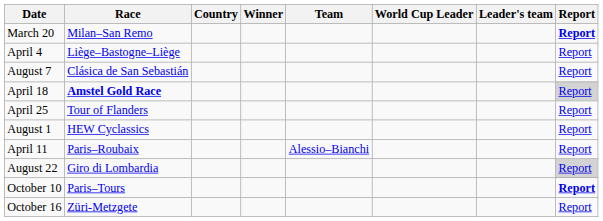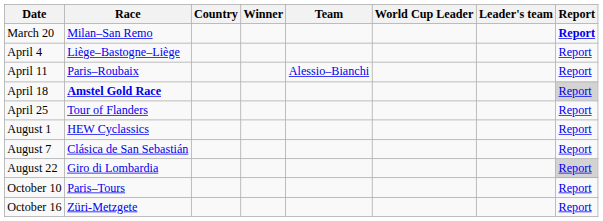rows swapped: (27, 149) <-> (29, 71)
(577, 187) bold -> (575, 187) normal
